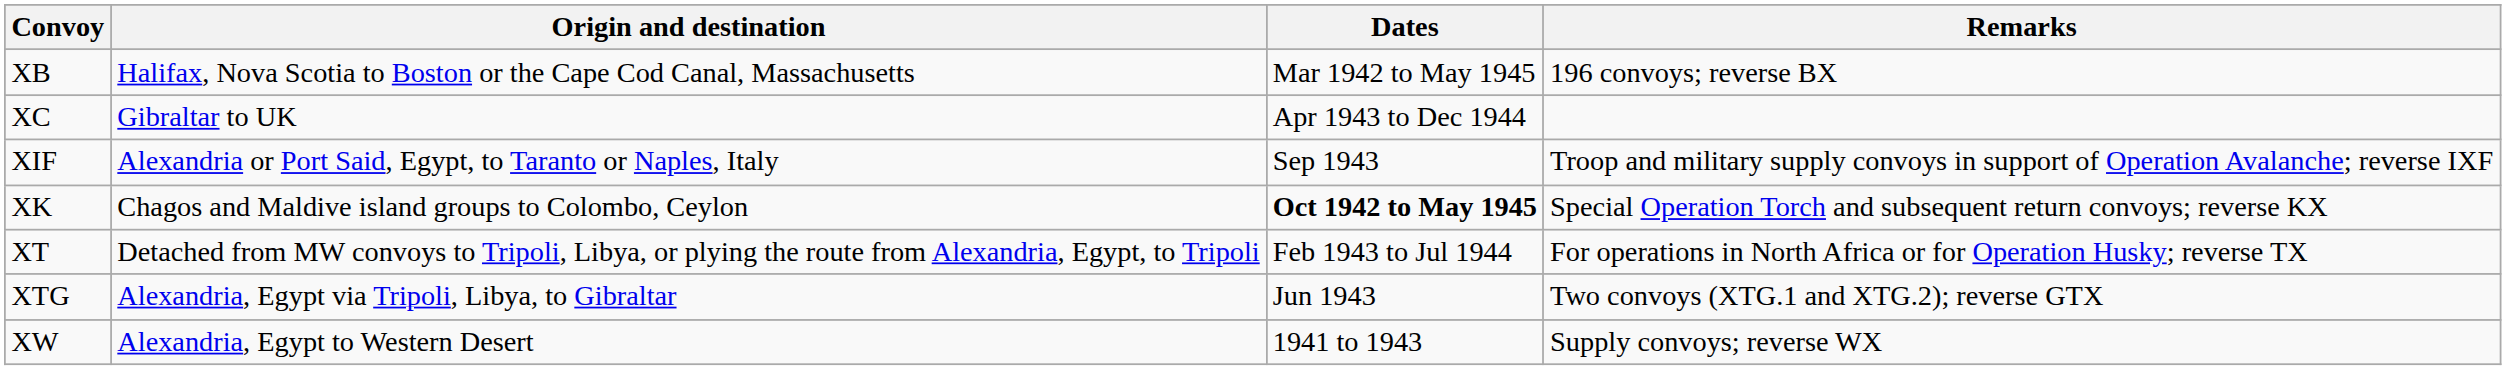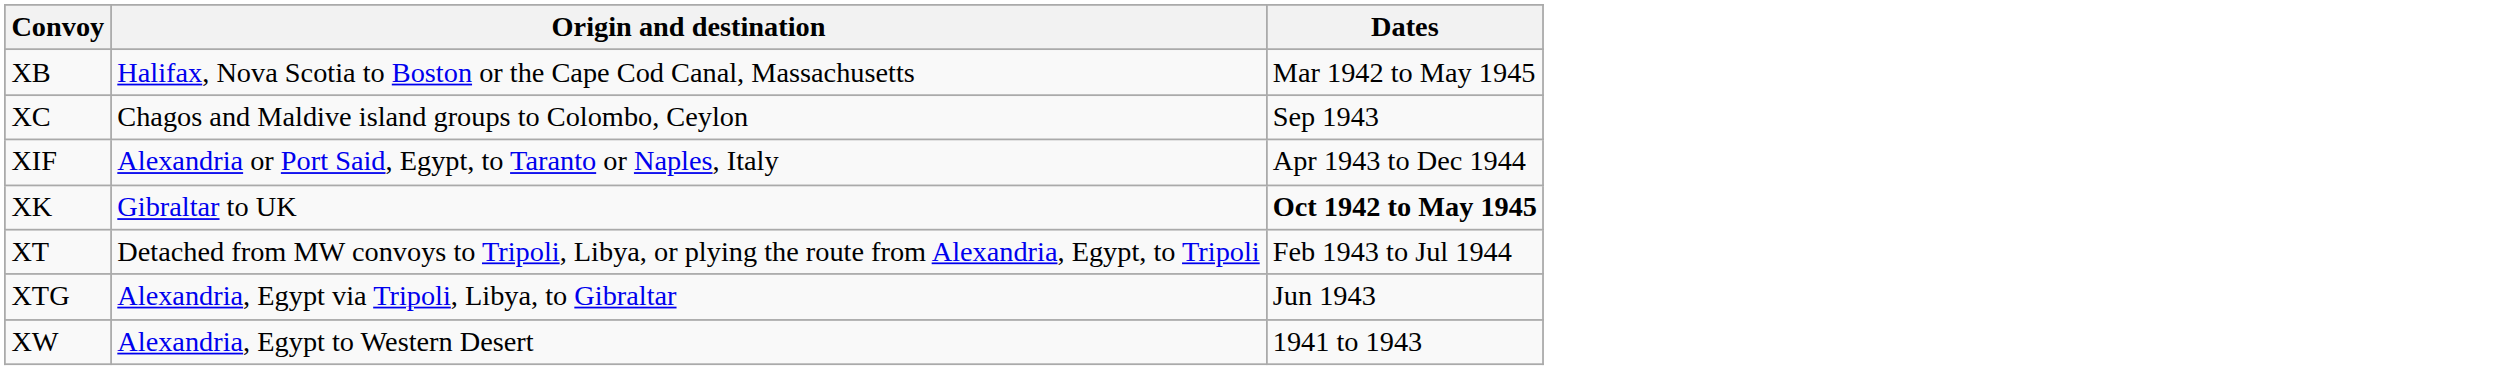- column: (2022, 26)
(207, 116) Gibraltar to UK -> (433, 116) Chagos and Maldive island groups to Colombo, Ceylon
(1399, 116) Apr 1943 to Dec 1944 -> (1326, 116) Sep 1943
(1326, 161) Sep 1943 -> (1399, 161) Apr 1943 to Dec 1944
(433, 206) Chagos and Maldive island groups to Colombo, Ceylon -> (207, 206) Gibraltar to UK
